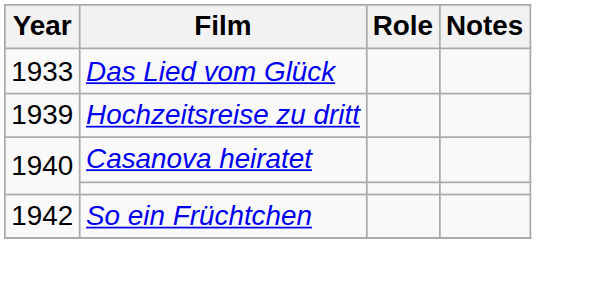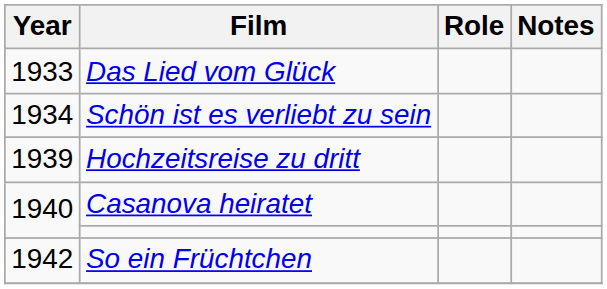+ row: (42, 114)
